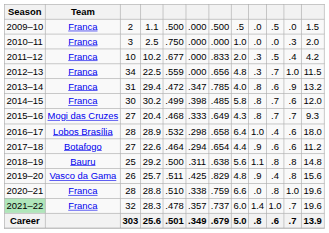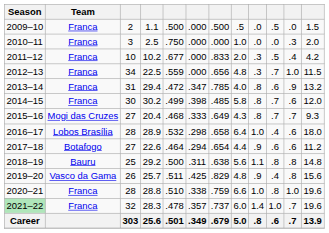(258, 191) .0 -> (258, 191) 1.0
